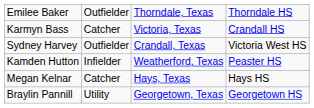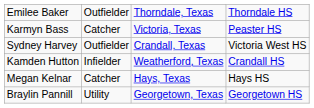(256, 29) Crandall HS -> (255, 29) Peaster HS
(255, 62) Peaster HS -> (256, 62) Crandall HS
